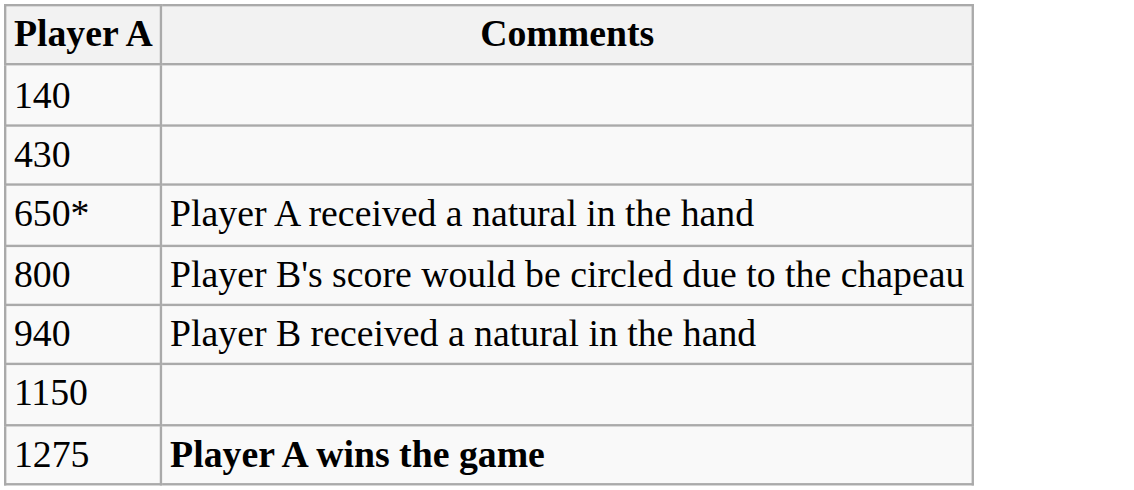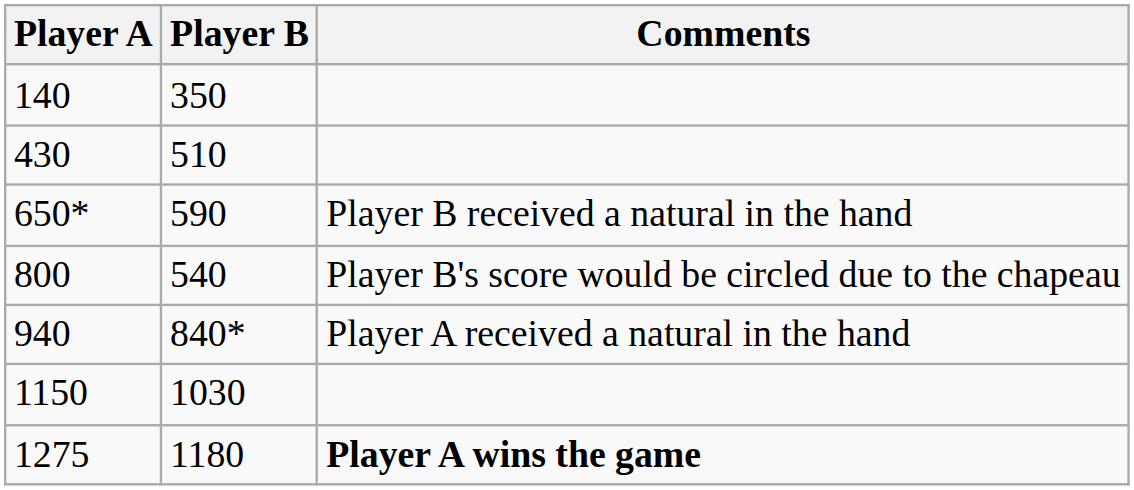+ column: (239, 34)
(462, 214) Player A received a natural in the hand -> (619, 214) Player B received a natural in the hand
(463, 333) Player B received a natural in the hand -> (618, 333) Player A received a natural in the hand
